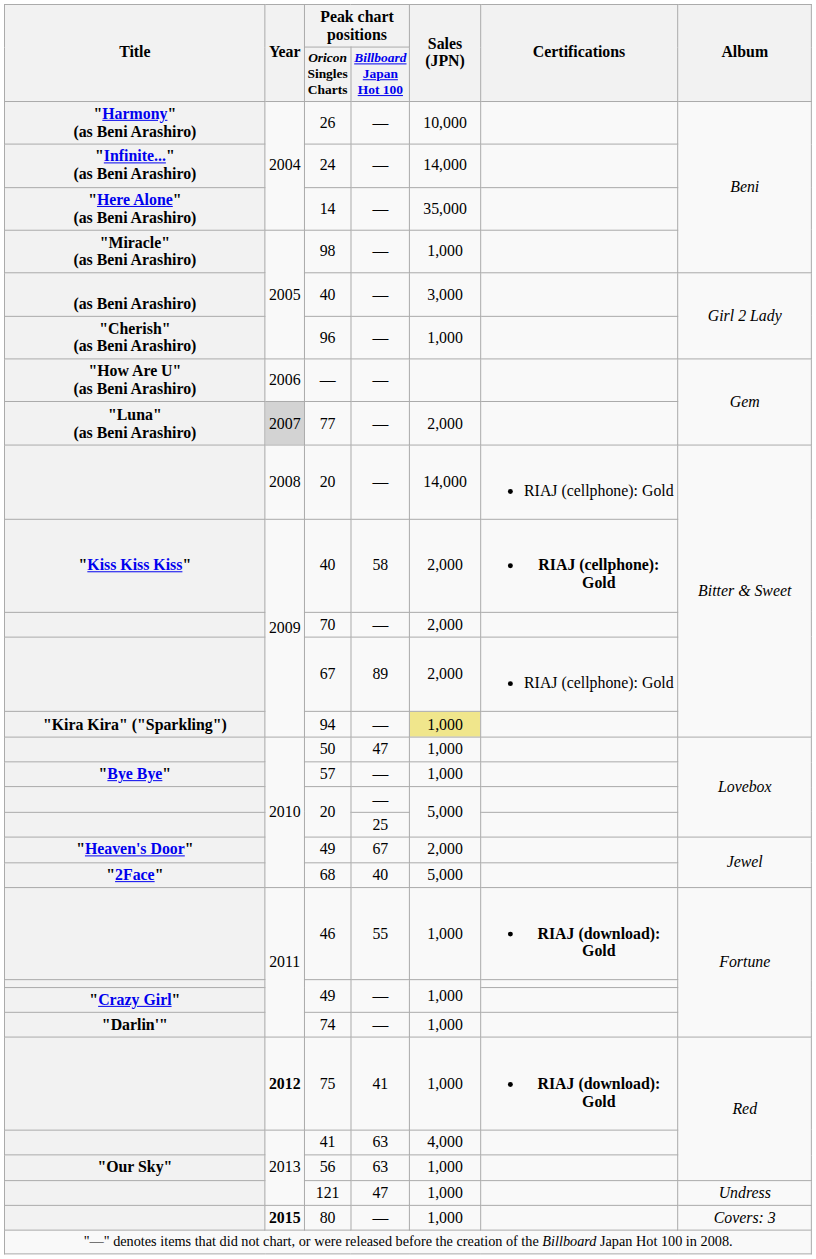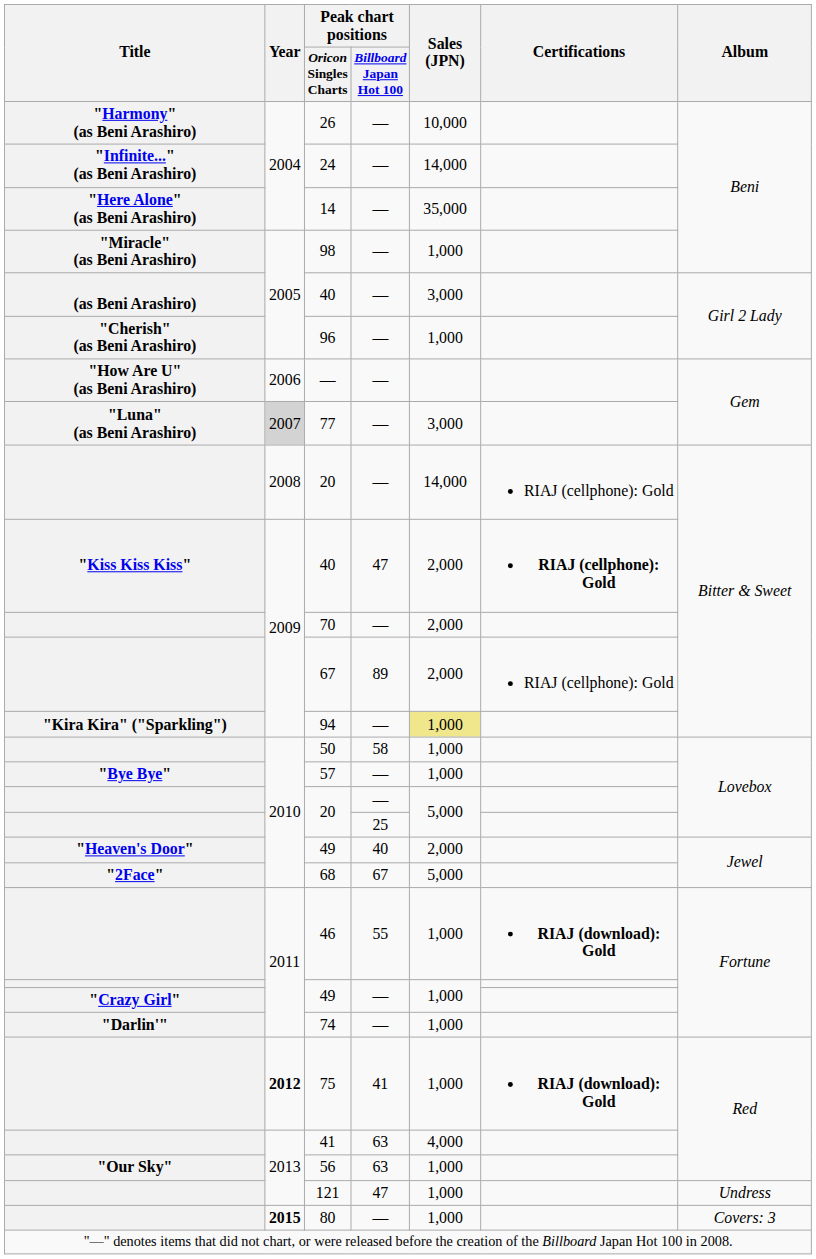(445, 423) 2,000 -> (445, 423) 3,000
(380, 565) 58 -> (380, 565) 47
(380, 749) 47 -> (380, 749) 58
(380, 849) 67 -> (380, 849) 40
(380, 874) 40 -> (380, 874) 67
